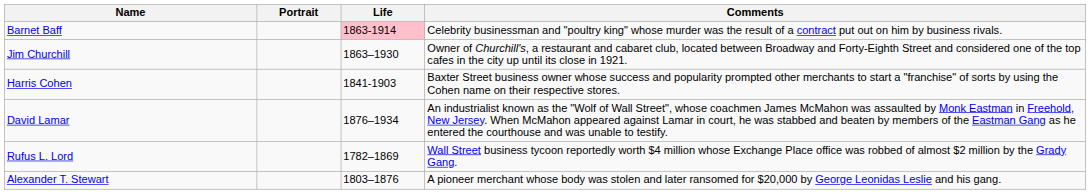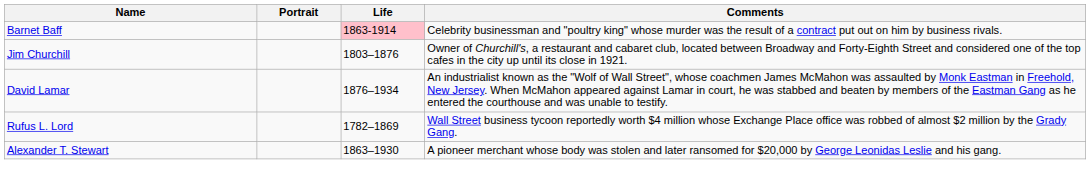(371, 54) 1863–1930 -> (371, 54) 1803–1876
- row: (39, 84)
(371, 180) 1803–1876 -> (371, 150) 1863–1930
